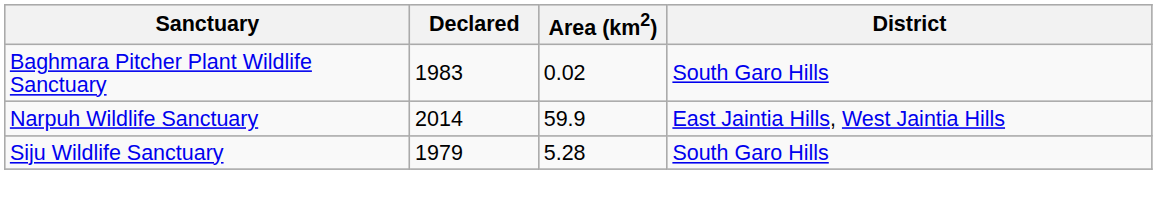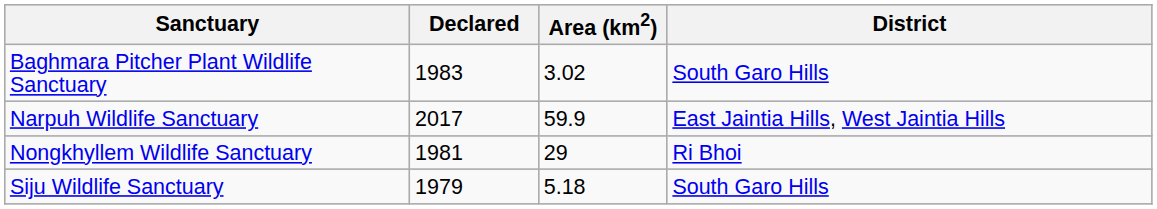(565, 73) 0.02 -> (565, 73) 3.02
(439, 118) 2014 -> (439, 118) 2017
+ row: (161, 152)
(565, 152) 5.28 -> (565, 186) 5.18
